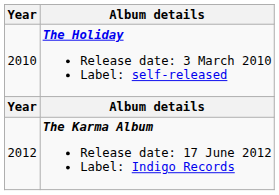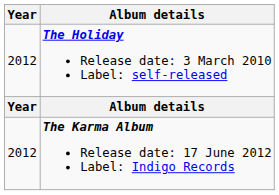(22, 61) 2010 -> (22, 61) 2012
